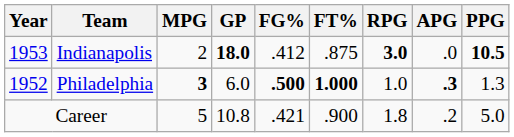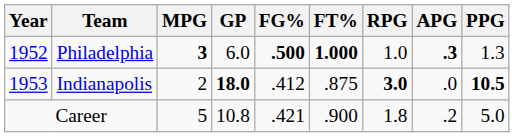rows swapped: (105, 84) <-> (104, 52)
